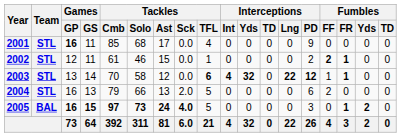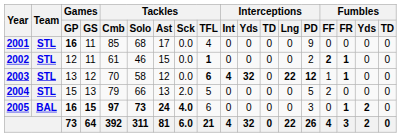(209, 60) normal -> (209, 60) bold
(90, 76) 14 -> (90, 76) 12
(71, 92) 16 -> (71, 92) 15
(311, 92) 6 -> (311, 92) 5
(209, 108) 5 -> (209, 108) 6
